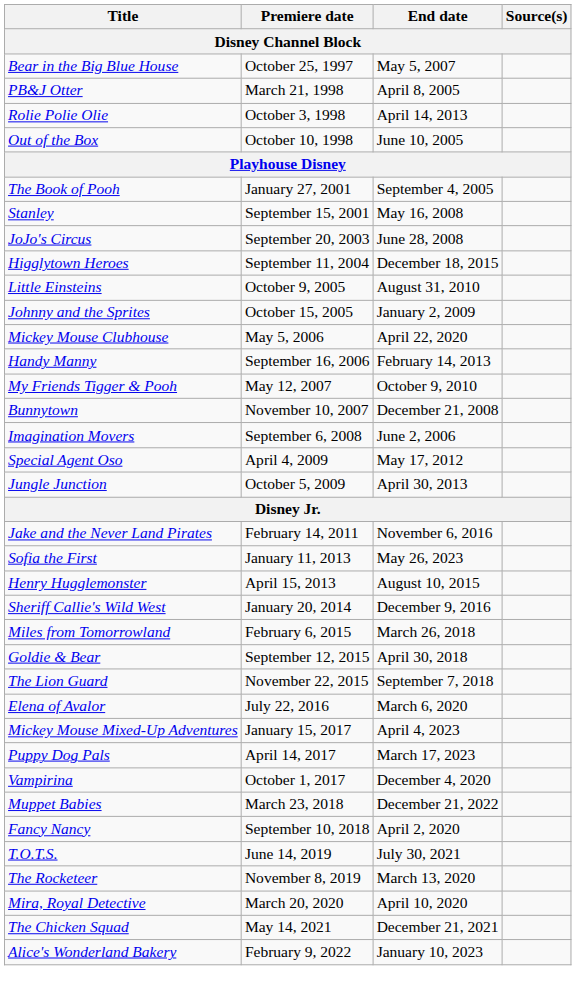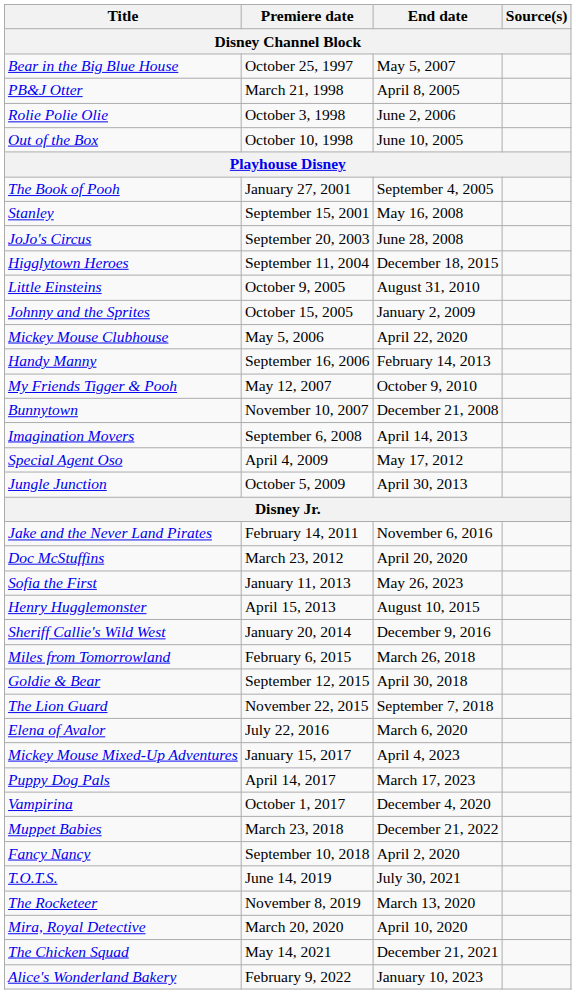(422, 115) April 14, 2013 -> (416, 115) June 2, 2006
(416, 435) June 2, 2006 -> (422, 435) April 14, 2013
+ row: (56, 558)
